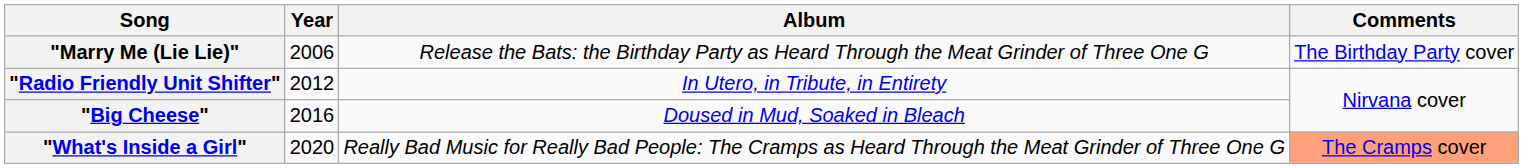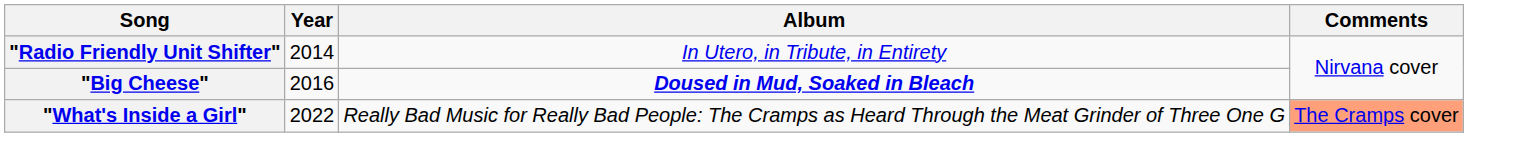- row: (145, 52)
(312, 83) 2012 -> (312, 52) 2014
(814, 115) normal -> (814, 83) bold
(312, 147) 2020 -> (312, 115) 2022
